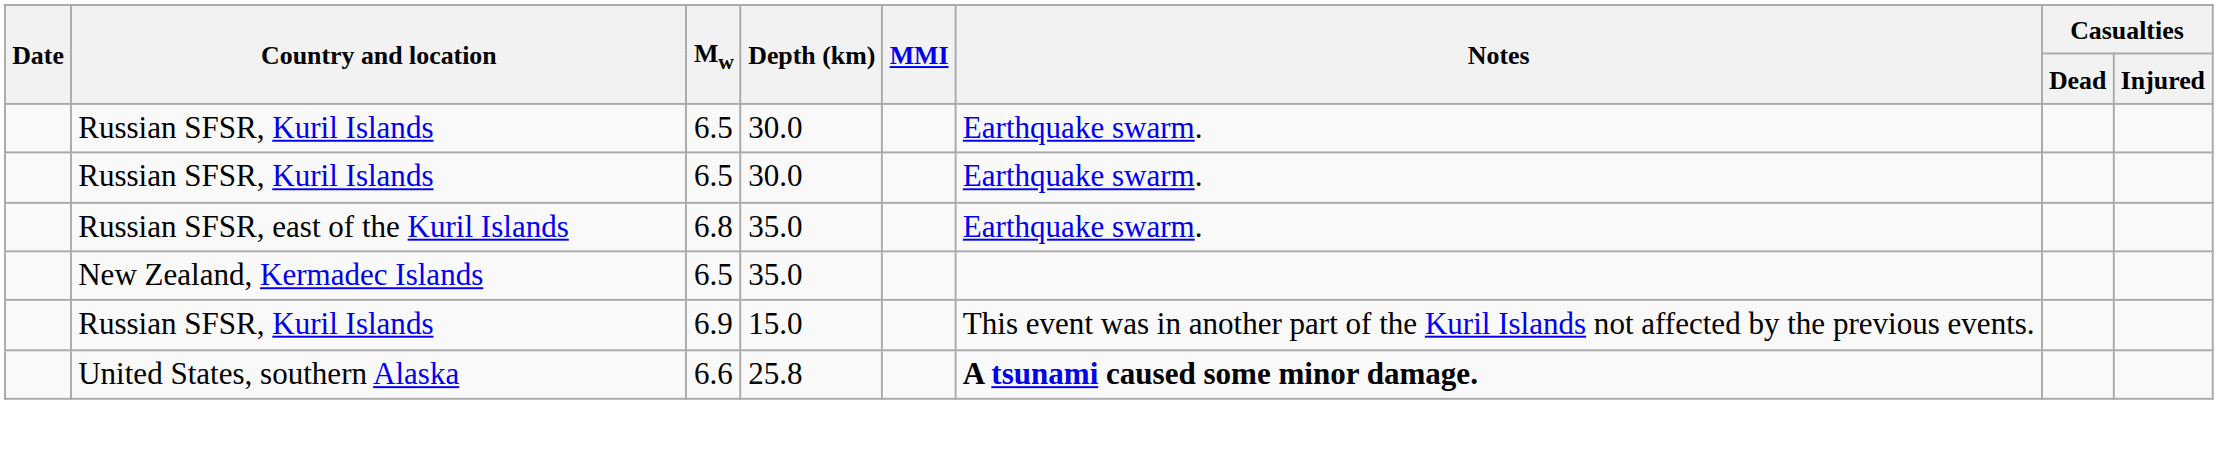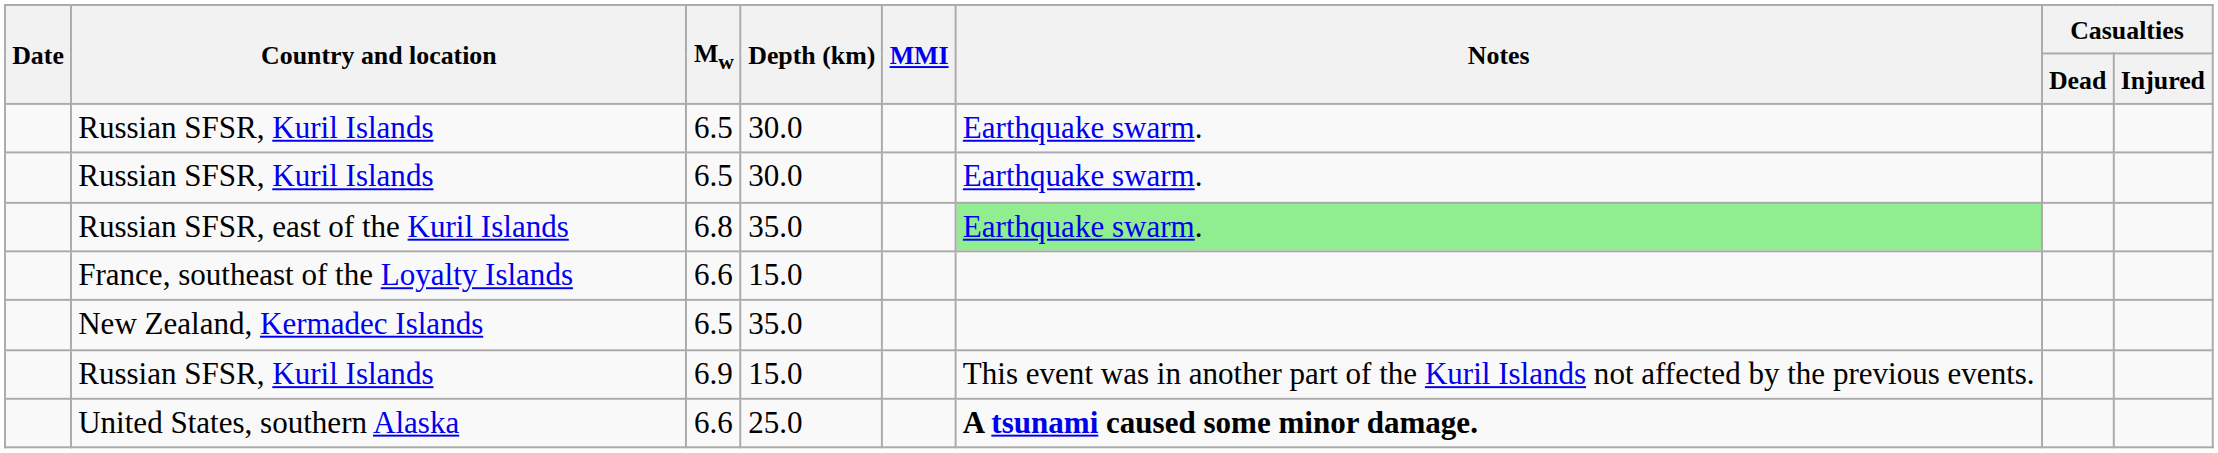(1083, 226) no background -> (1083, 226) lightgreen background
+ row: (326, 275)
(775, 373) 25.8 -> (775, 422) 25.0
